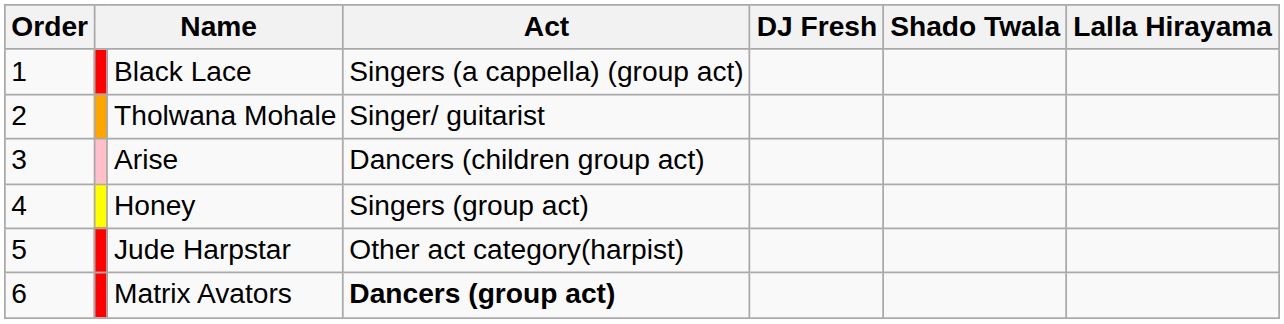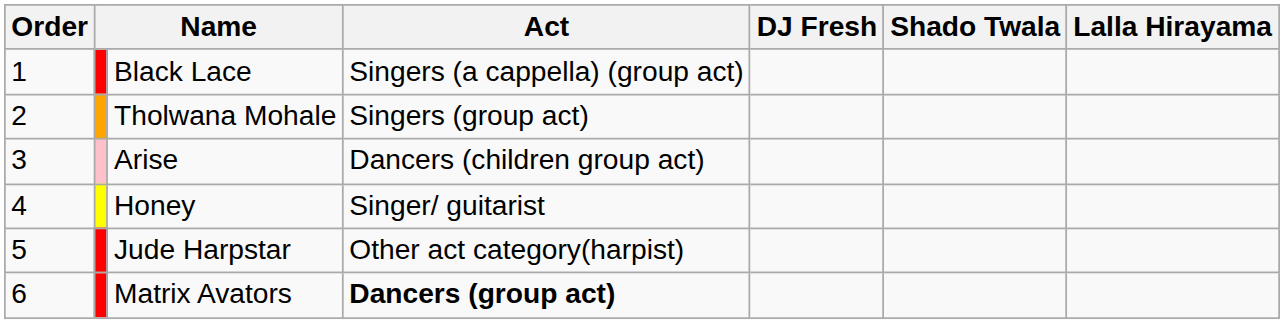(447, 116) Singer/ guitarist -> (469, 116) Singers (group act)
(469, 205) Singers (group act) -> (447, 205) Singer/ guitarist
